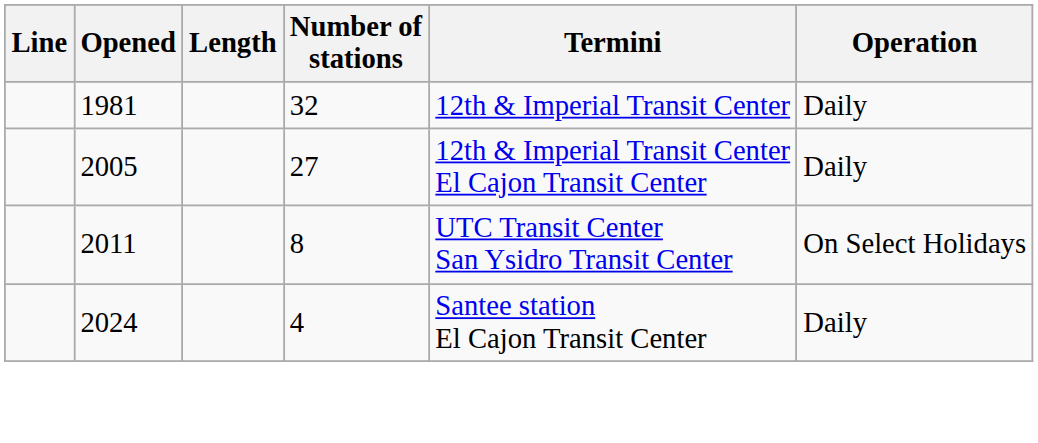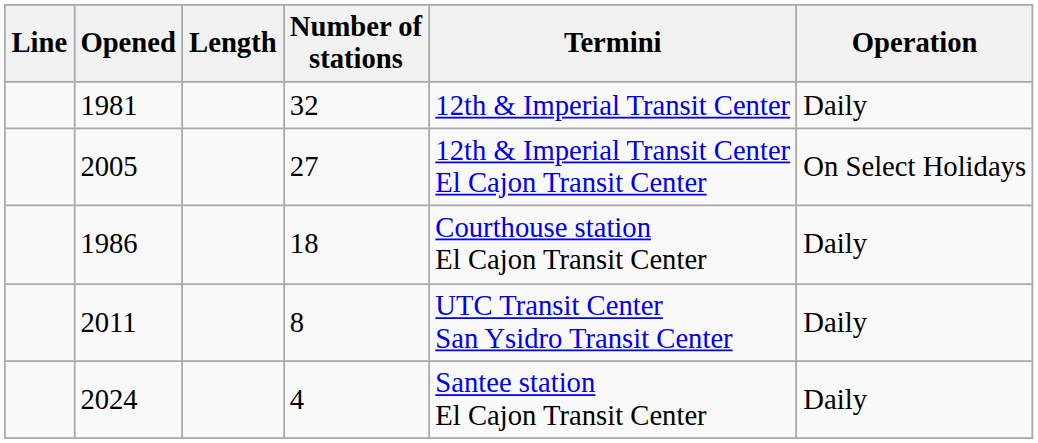(835, 166) Daily -> (915, 166) On Select Holidays
+ row: (109, 244)
(915, 244) On Select Holidays -> (835, 321) Daily
